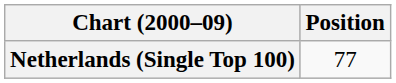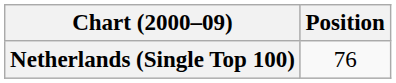(345, 59) 77 -> (345, 59) 76
